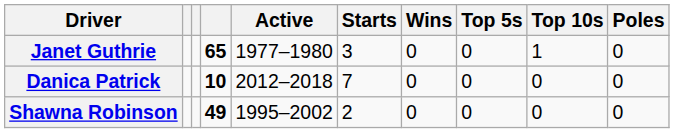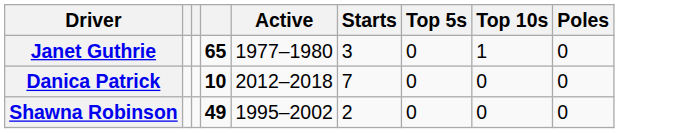- column: (429, 20)
